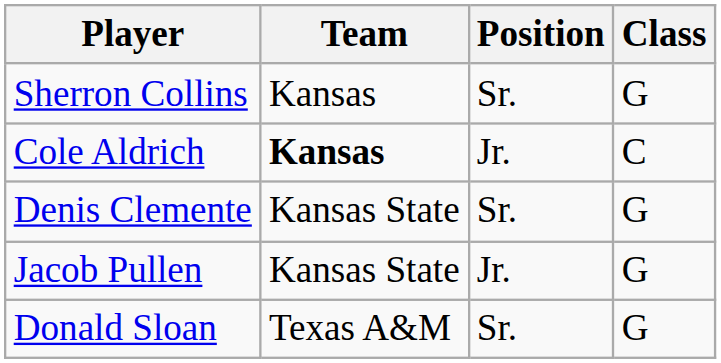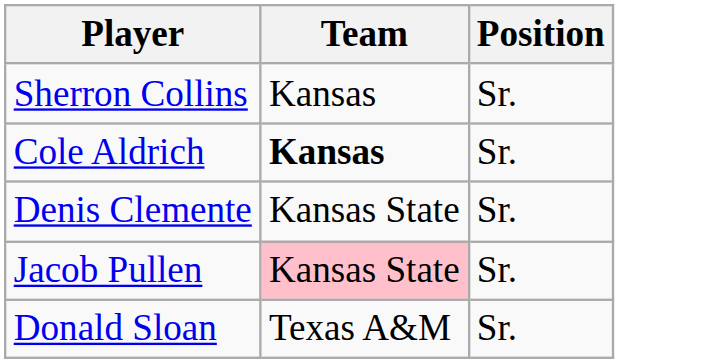- column: (664, 33)
(494, 151) Jr. -> (497, 151) Sr.
(364, 269) no background -> (364, 269) pink background
(494, 269) Jr. -> (497, 269) Sr.
